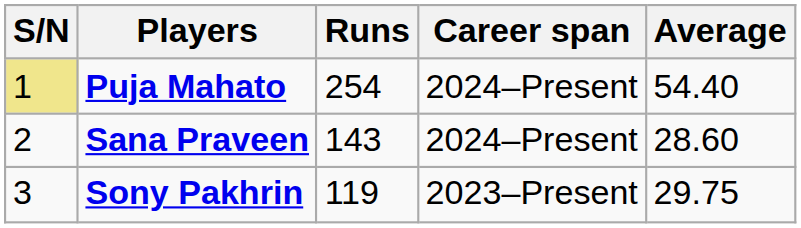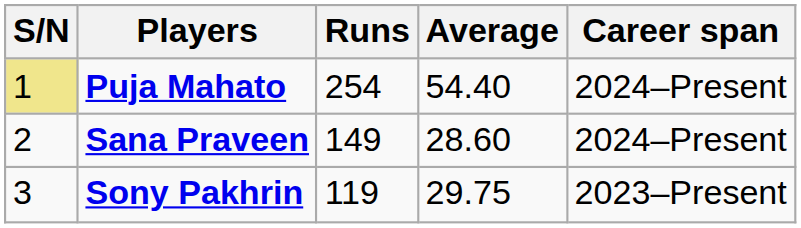columns swapped: (720, 31) <-> (532, 31)
(353, 139) 143 -> (353, 139) 149
